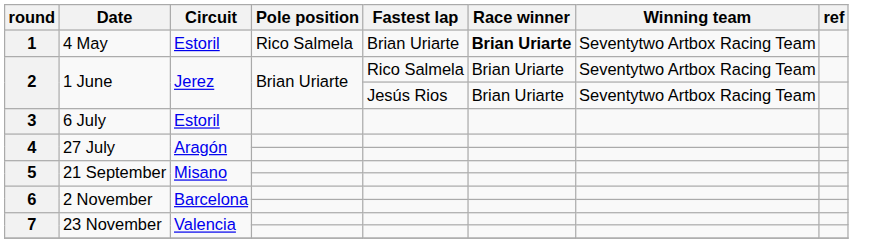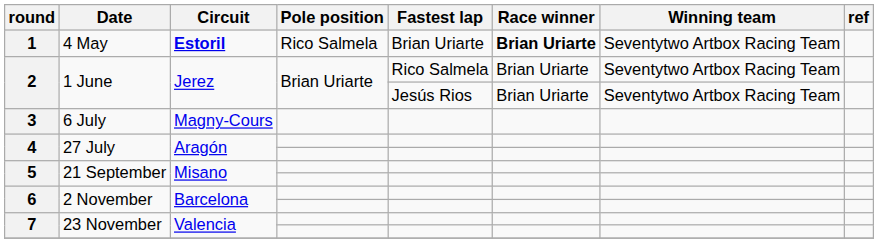(197, 43) normal -> (200, 43) bold
(197, 121) Estoril -> (223, 121) Magny-Cours
